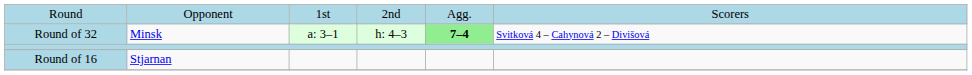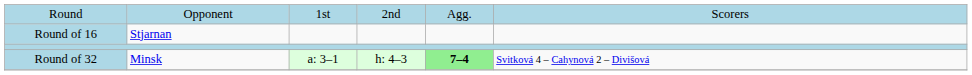rows swapped: (66, 34) <-> (66, 59)
